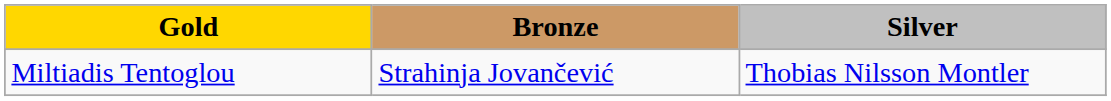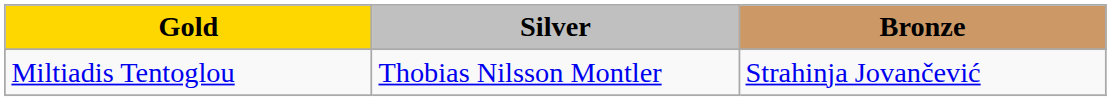columns swapped: (923, 26) <-> (555, 26)
